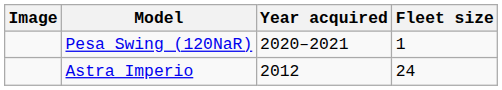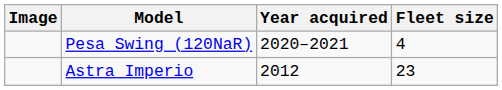(401, 45) 1 -> (401, 45) 4
(405, 71) 24 -> (405, 71) 23
